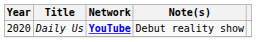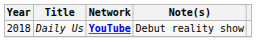(19, 29) 2020 -> (19, 29) 2018
